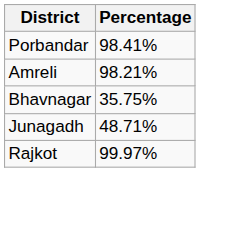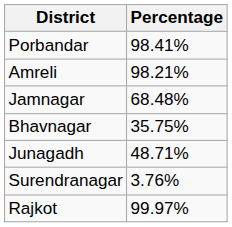+ row: (47, 99)
+ row: (66, 180)
